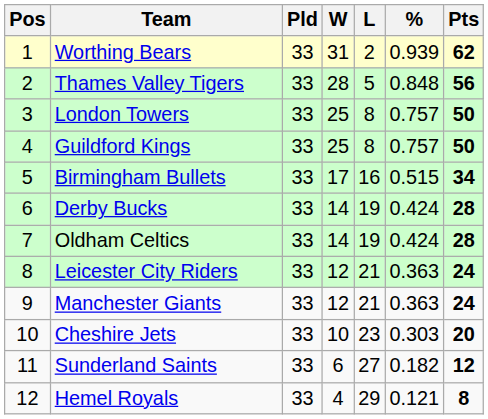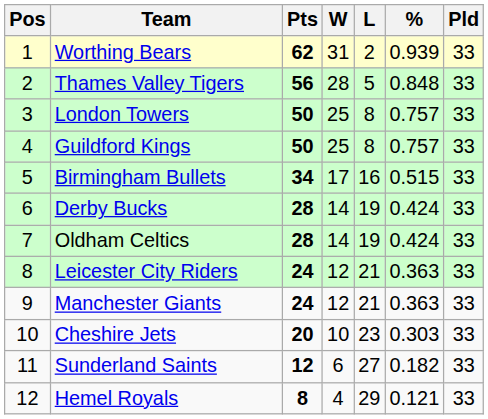columns swapped: (303, 20) <-> (464, 20)
